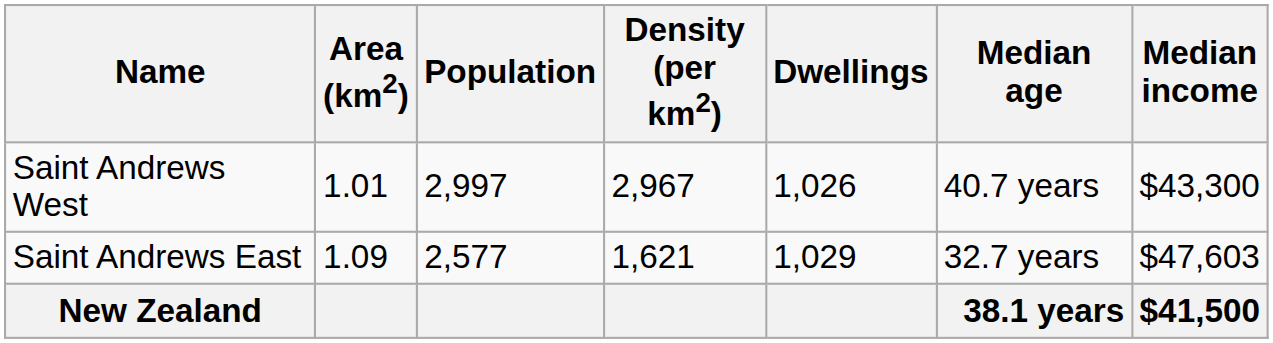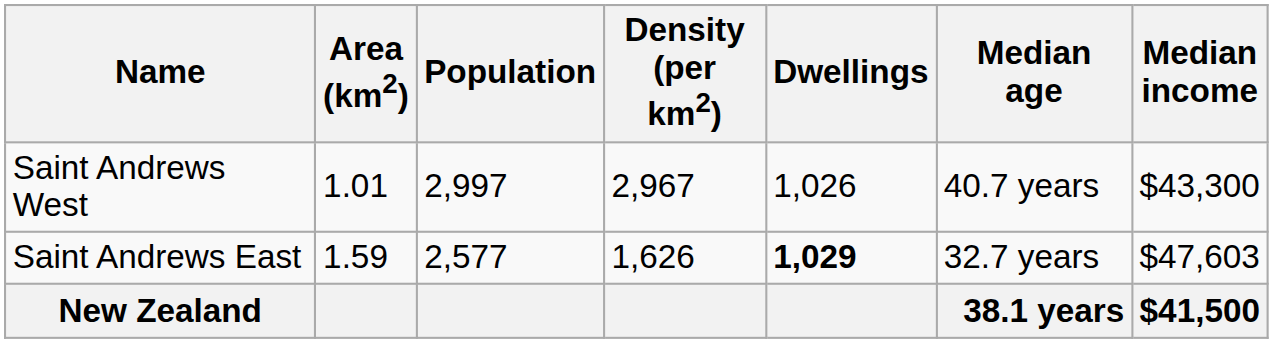(356, 257) 1.09 -> (356, 257) 1.59
(653, 257) 1,621 -> (653, 257) 1,626
(815, 257) normal -> (815, 257) bold
